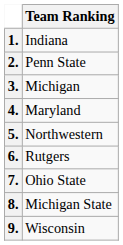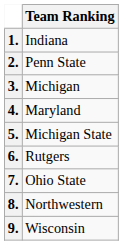(64, 134) Northwestern -> (69, 134) Michigan State
(69, 204) Michigan State -> (64, 204) Northwestern
